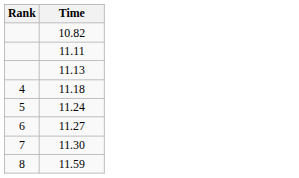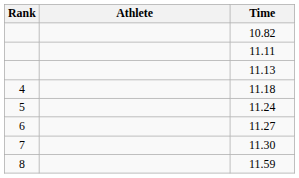+ column: (135, 13)
